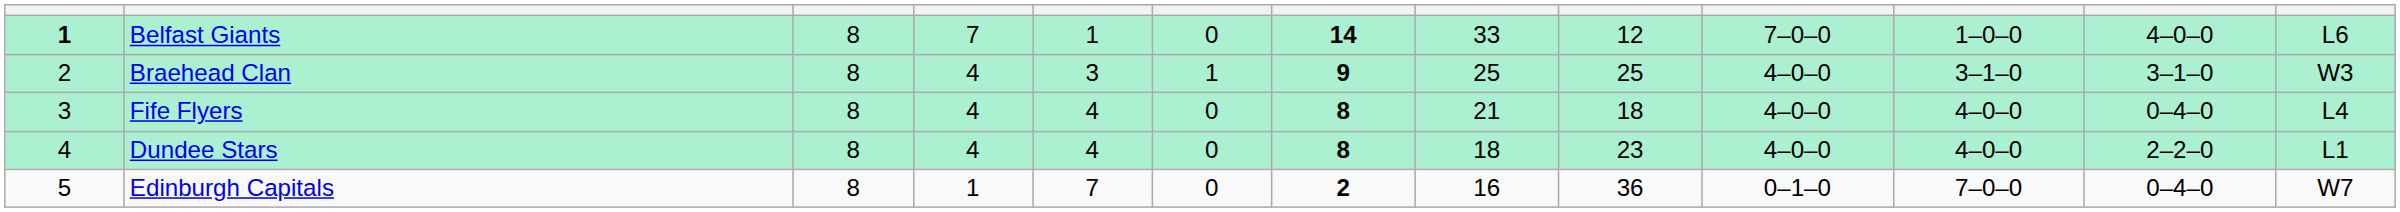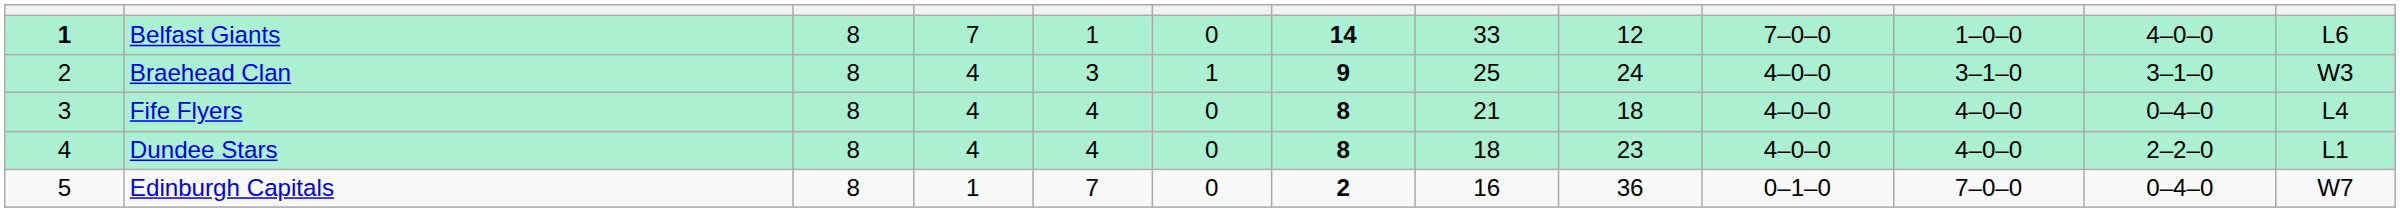(1630, 73) 25 -> (1630, 73) 24
